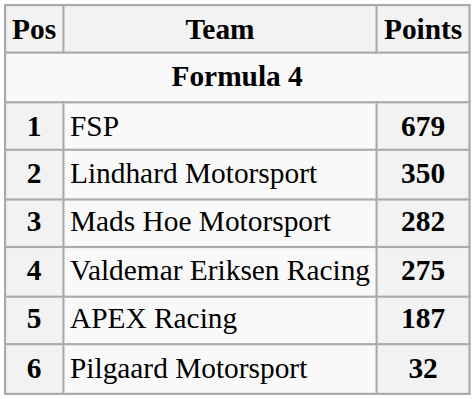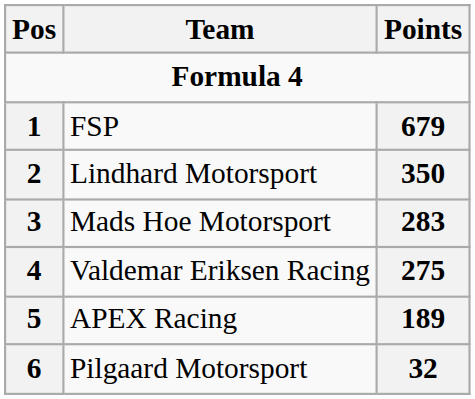(423, 222) 282 -> (423, 222) 283
(423, 319) 187 -> (423, 319) 189
